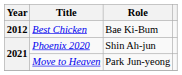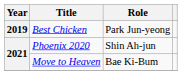(17, 29) 2012 -> (17, 29) 2019
(132, 29) Bae Ki-Bum -> (138, 29) Park Jun-yeong
(138, 62) Park Jun-yeong -> (132, 62) Bae Ki-Bum
